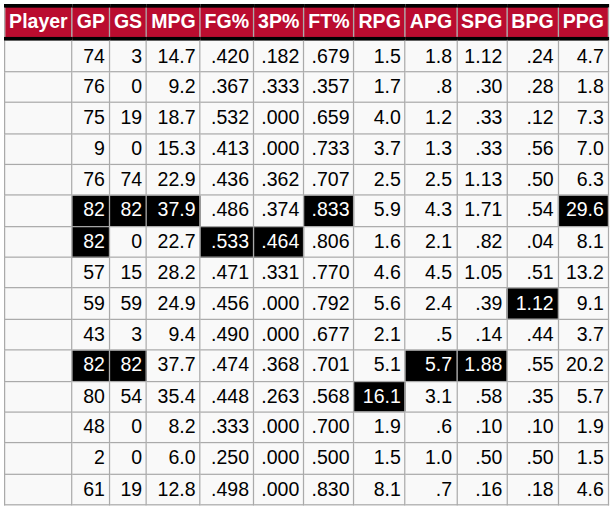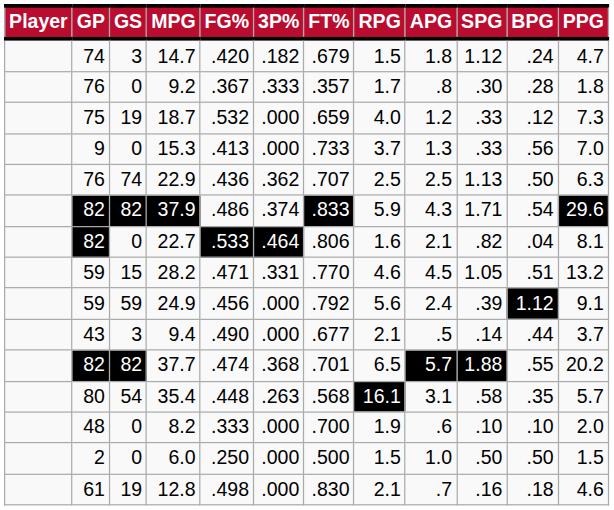(94, 272) 57 -> (94, 272) 59
(387, 365) 5.1 -> (387, 365) 6.5
(590, 427) 1.9 -> (590, 427) 2.0
(387, 489) 8.1 -> (387, 489) 2.1
